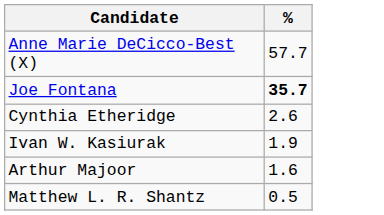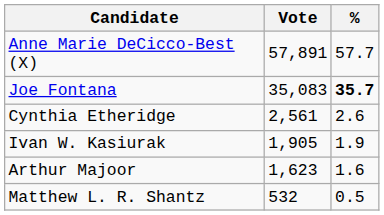+ column: (298, 18)
